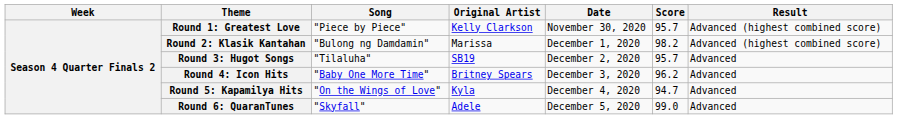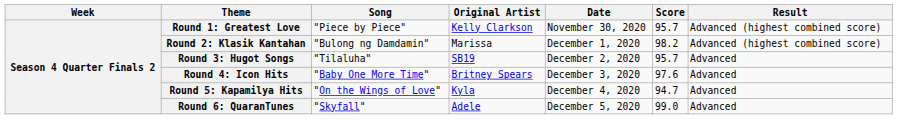(667, 75) 96.2 -> (667, 75) 97.6
